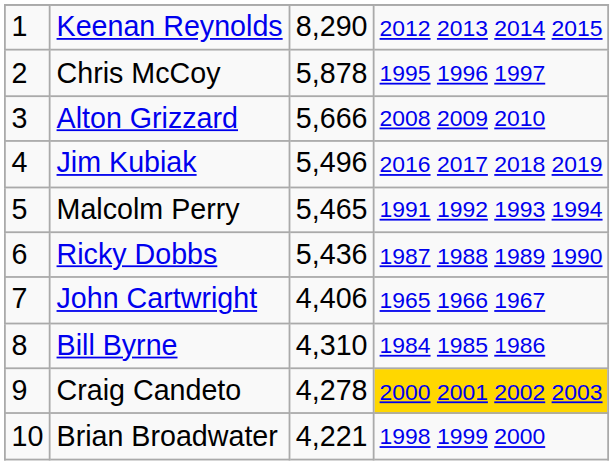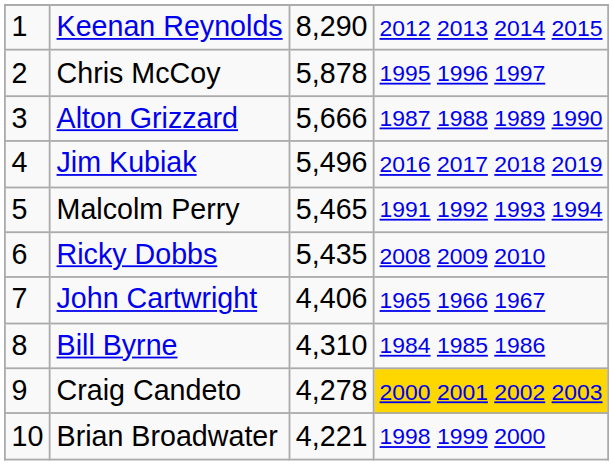(462, 118) 2008 2009 2010 -> (491, 118) 1987 1988 1989 1990
(332, 254) 5,436 -> (332, 254) 5,435
(491, 255) 1987 1988 1989 1990 -> (462, 255) 2008 2009 2010
